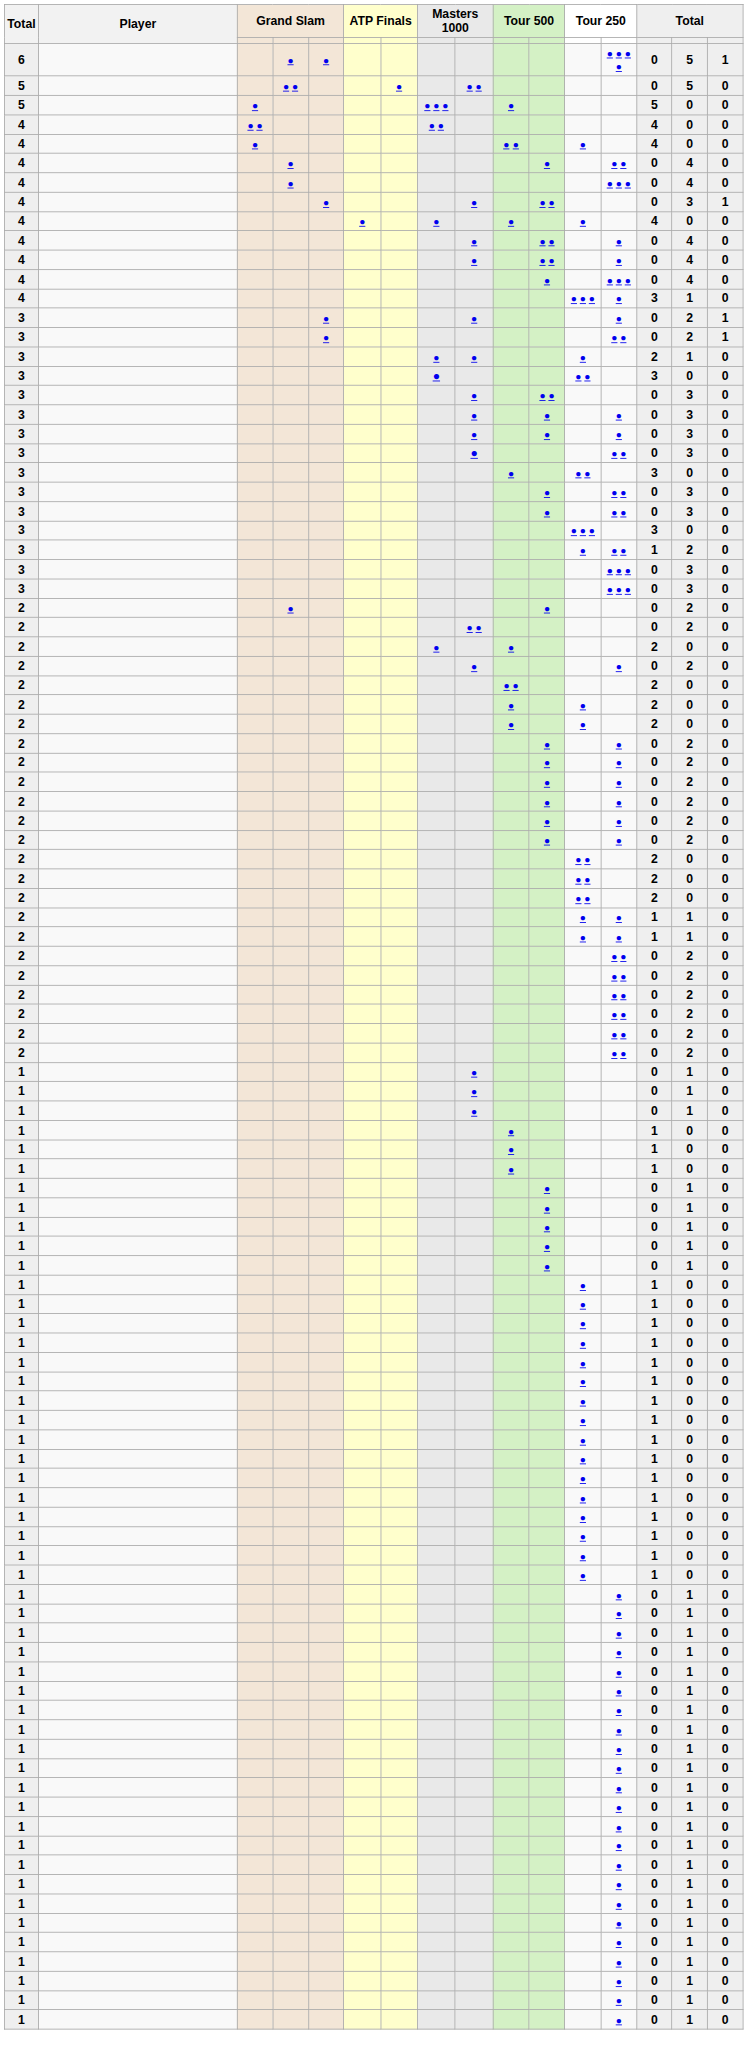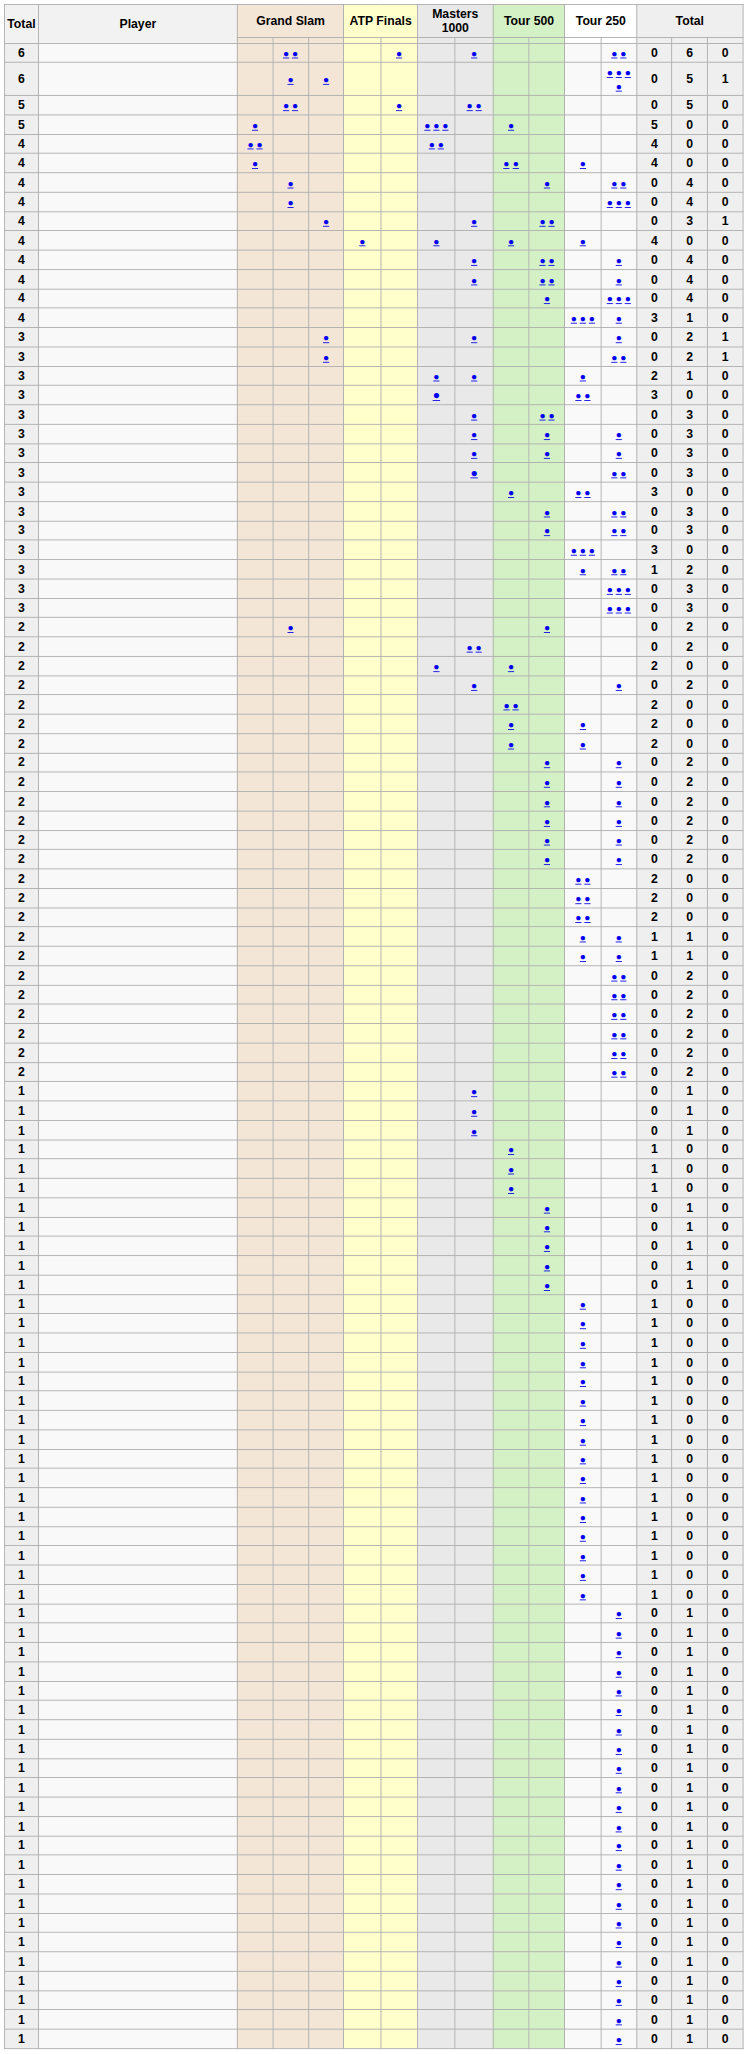+ row: (21, 53)
